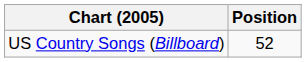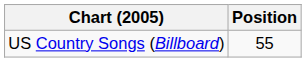(265, 43) 52 -> (265, 43) 55
